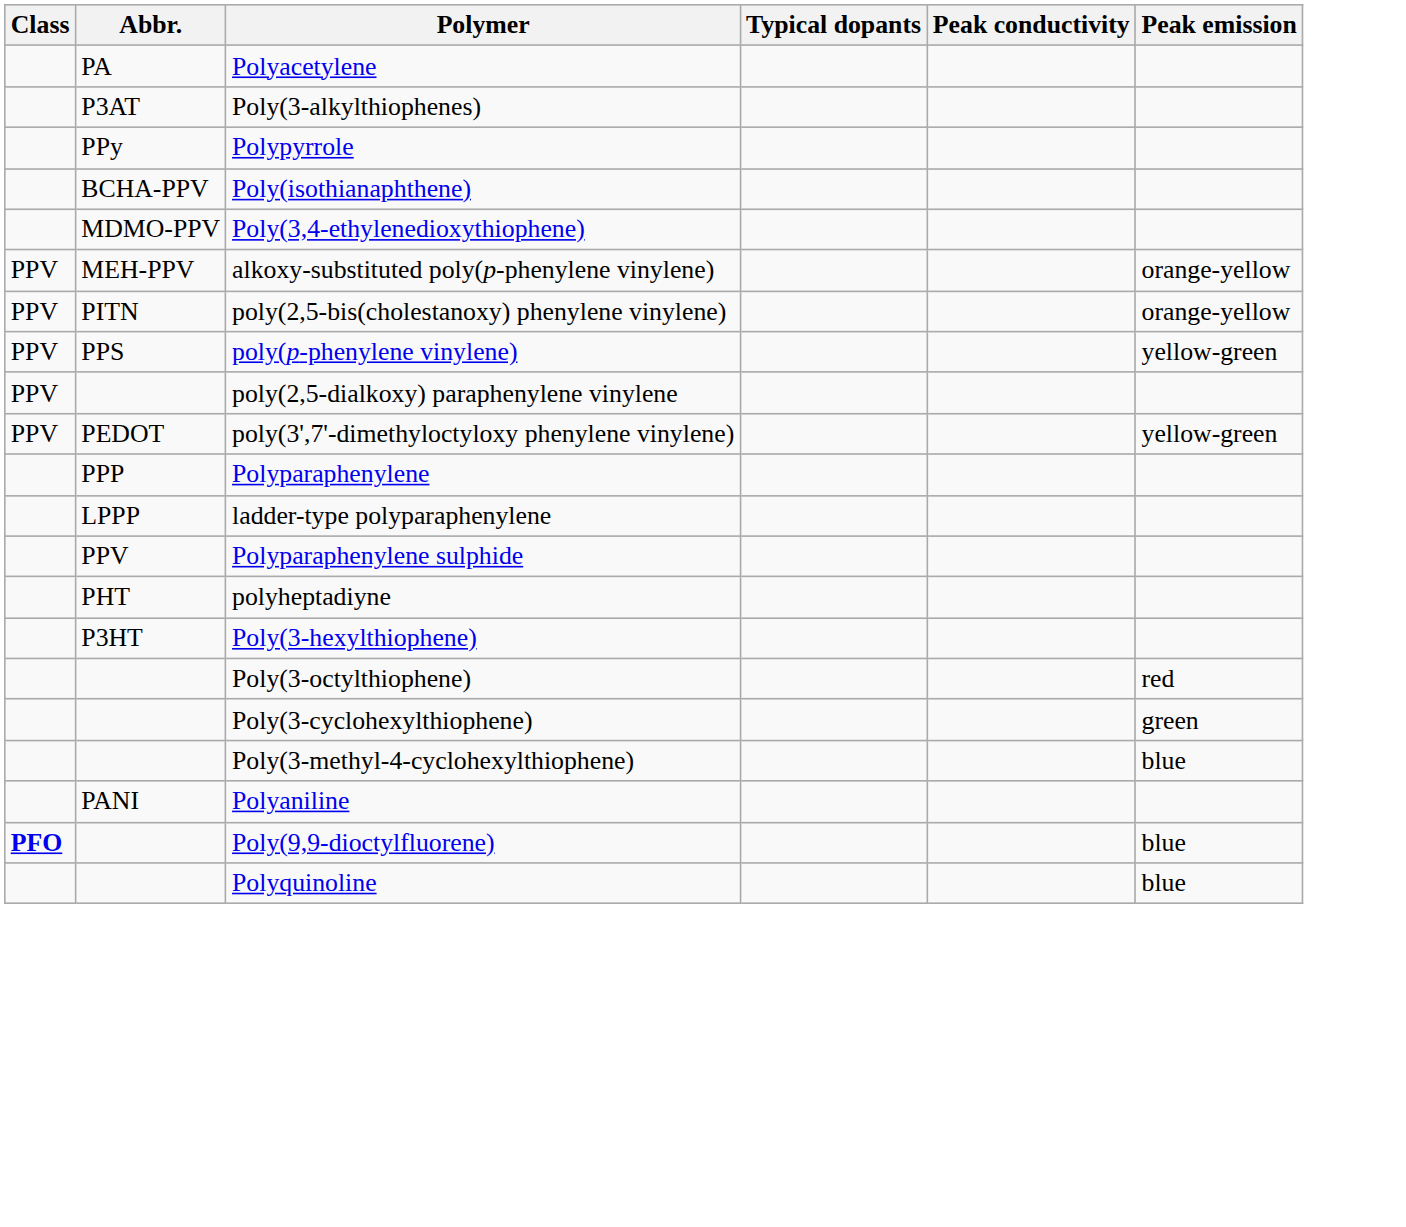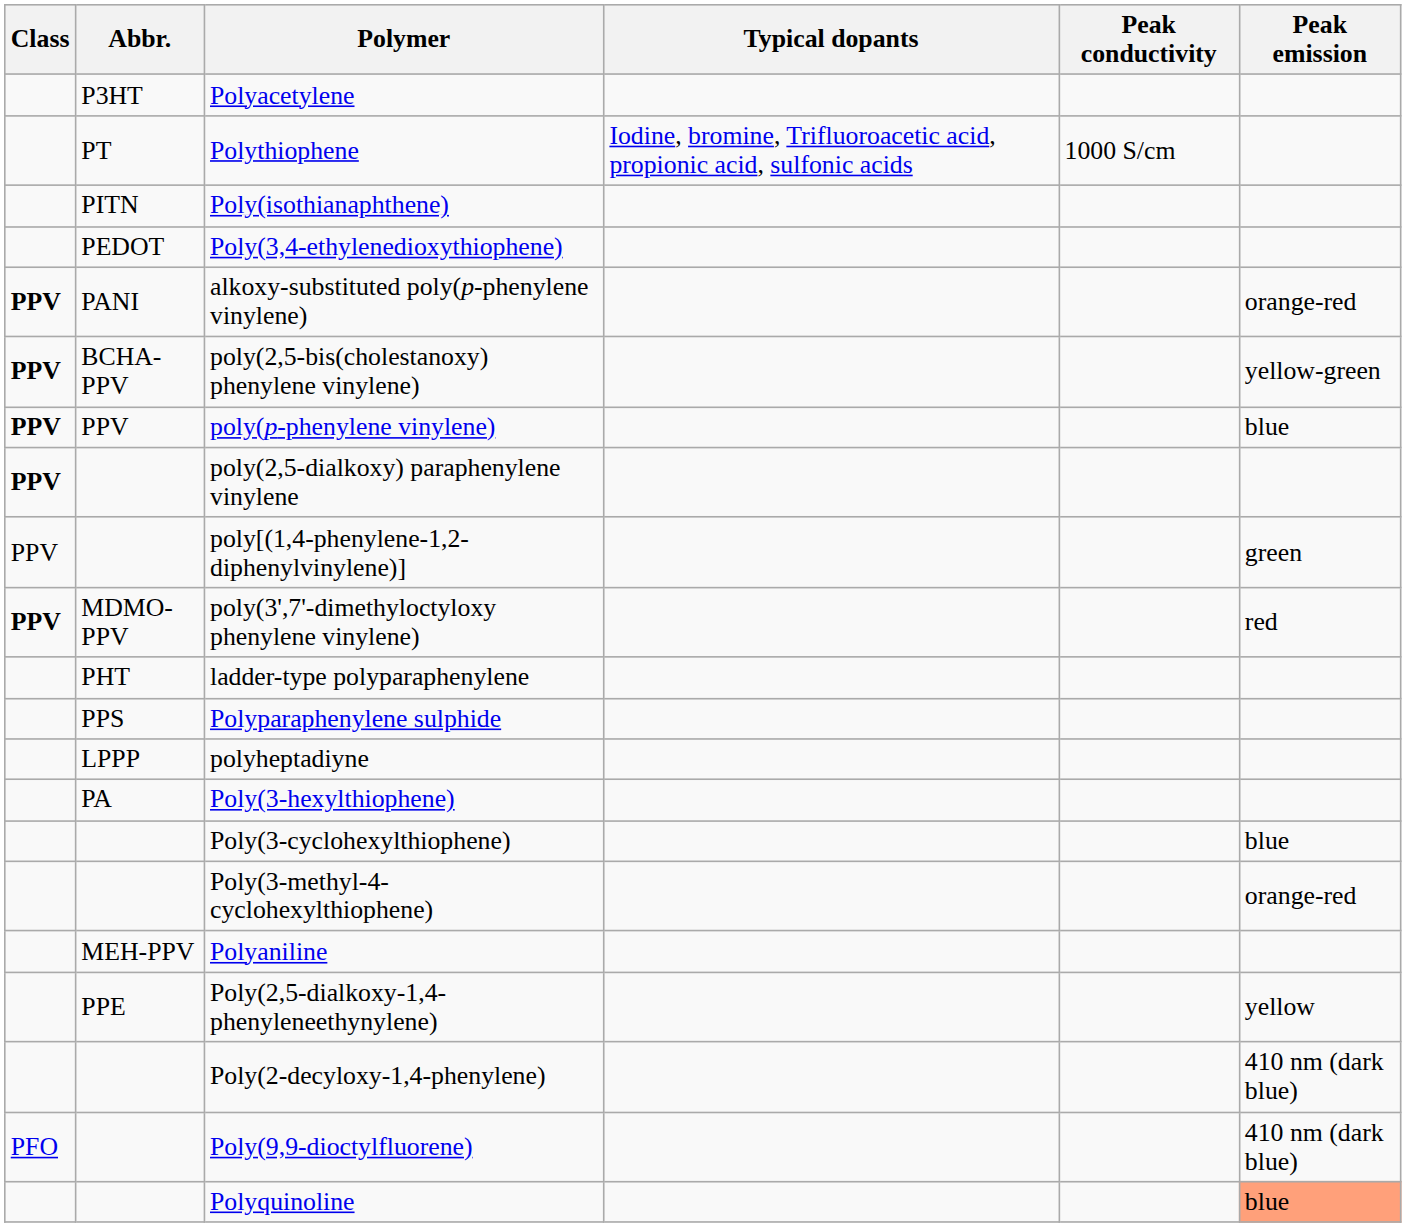(97, 65) PA -> (112, 94) P3HT
+ row: (284, 150)
- row: (357, 106)
- row: (293, 147)
(145, 188) BCHA-PPV -> (110, 205) PITN
(151, 229) MDMO-PPV -> (123, 246) PEDOT
(34, 270) normal -> (36, 301) bold
(138, 270) MEH-PPV -> (110, 301) PANI
(1216, 270) orange-yellow -> (1301, 301) orange-red
(34, 310) normal -> (36, 371) bold
(110, 310) PITN -> (121, 371) BCHA-PPV
(1216, 310) orange-yellow -> (1313, 371) yellow-green
(34, 351) normal -> (36, 426) bold
(103, 351) PPS -> (105, 426) PPV
(1209, 351) yellow-green -> (1267, 426) blue
(34, 392) normal -> (36, 482) bold
+ row: (339, 552)
(34, 433) normal -> (36, 621) bold
(123, 433) PEDOT -> (127, 621) MDMO-PPV
(1209, 433) yellow-green -> (1261, 621) red
- row: (331, 474)
(111, 515) LPPP -> (106, 677) PHT
(105, 556) PPV -> (103, 718) PPS
(106, 596) PHT -> (111, 758) LPPP
(112, 637) P3HT -> (97, 799) PA
- row: (352, 678)
(1170, 719) green -> (1267, 840) blue
(1164, 760) blue -> (1301, 895) orange-red
(110, 801) PANI -> (138, 951) MEH-PPV
+ row: (328, 1006)
+ row: (378, 1076)
(37, 842) bold -> (34, 1146) normal
(1164, 842) blue -> (1314, 1146) 410 nm (dark blue)
(1164, 882) no background -> (1267, 1201) lightsalmon background
